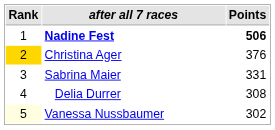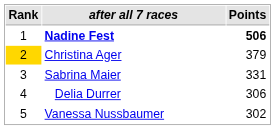(256, 55) 376 -> (256, 55) 379
(256, 94) 308 -> (256, 94) 306
(23, 114) lightyellow background -> (23, 114) no background
